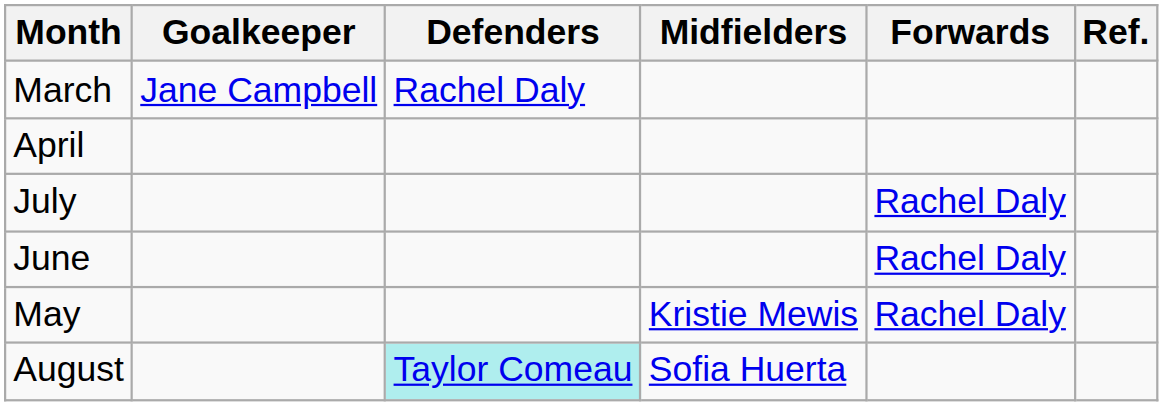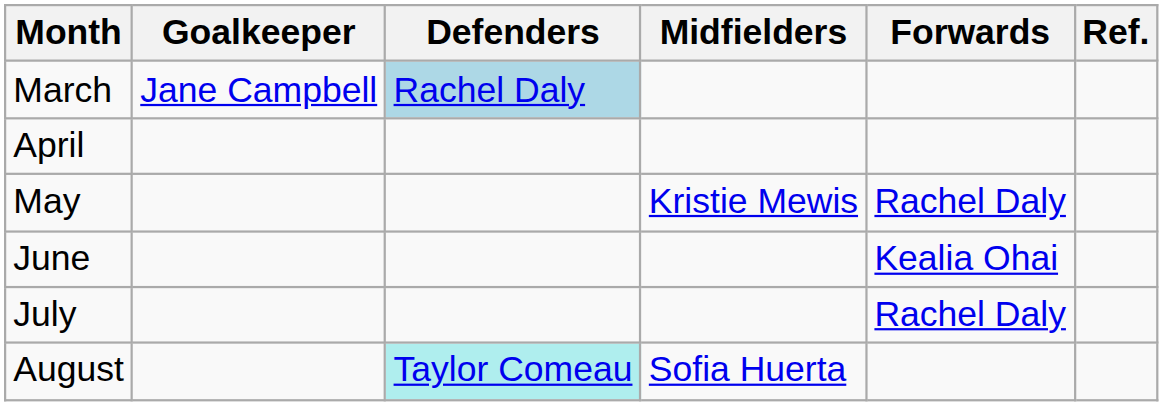(489, 88) no background -> (489, 88) lightblue background
rows swapped: (47, 314) <-> (45, 201)
(970, 257) Rachel Daly -> (966, 257) Kealia Ohai
